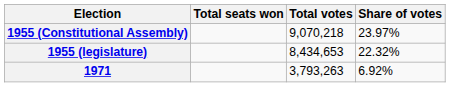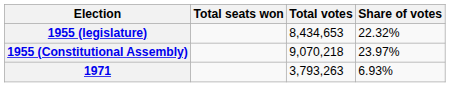rows swapped: (97, 52) <-> (98, 33)
(375, 71) 6.92% -> (375, 71) 6.93%
